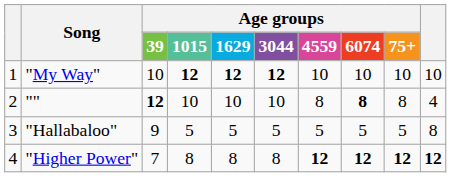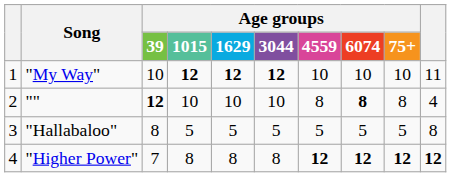(433, 74) 10 -> (433, 74) 11
(155, 130) 9 -> (155, 130) 8
